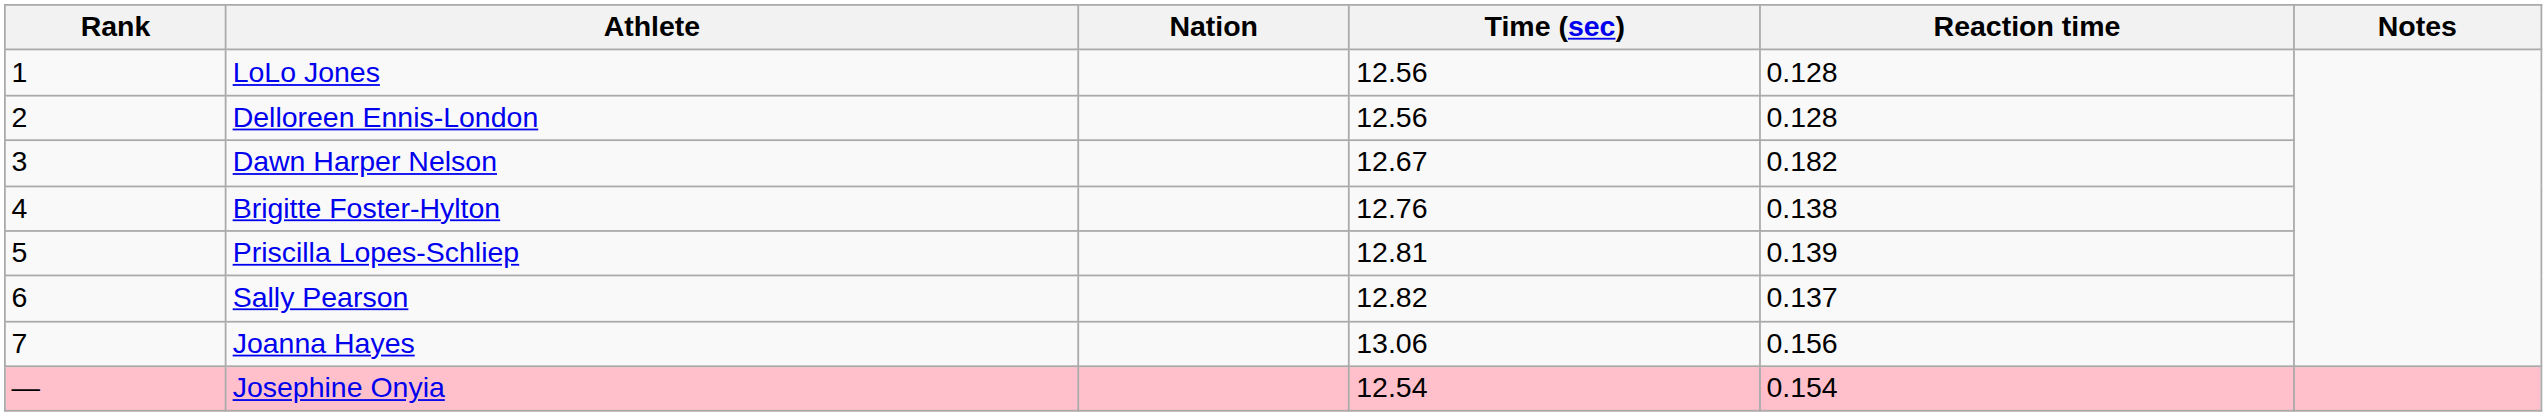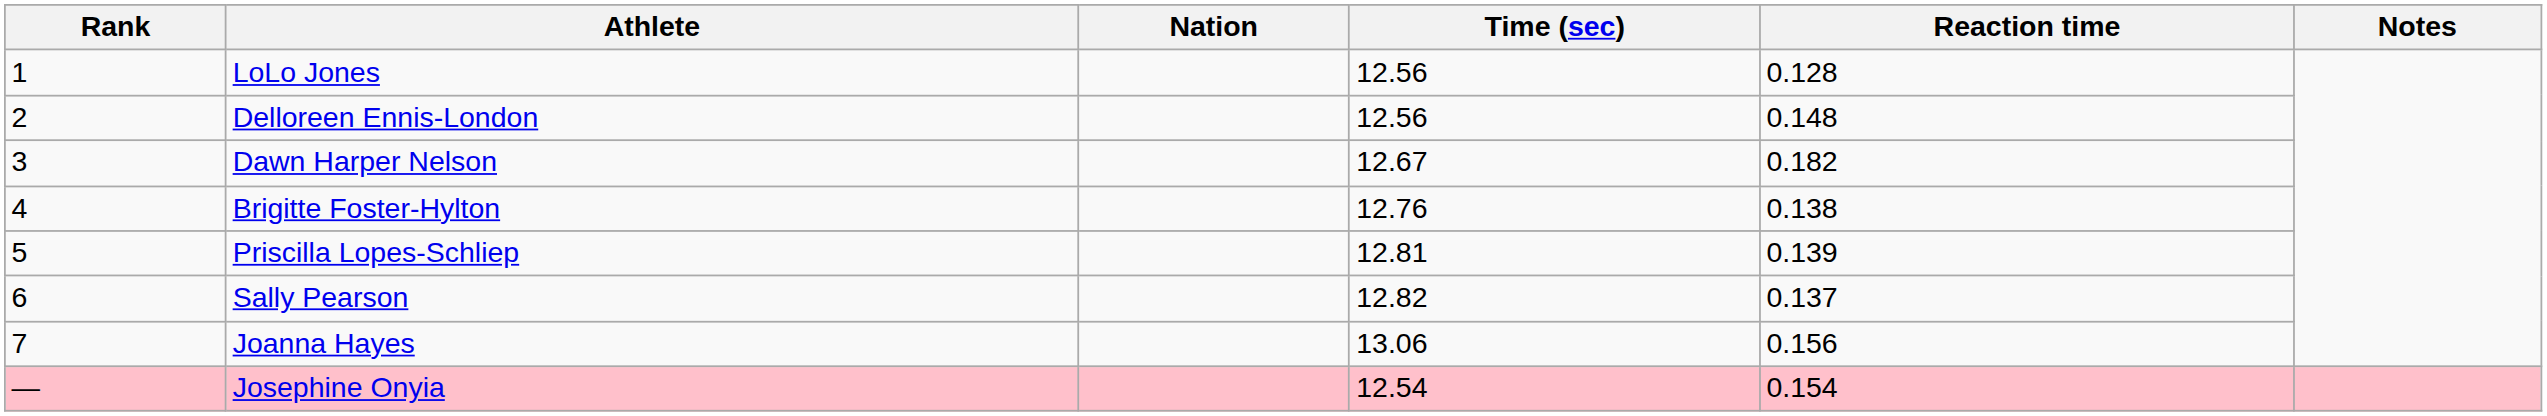(1802, 117) 0.128 -> (1802, 117) 0.148
